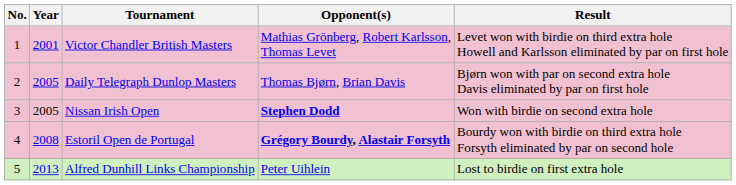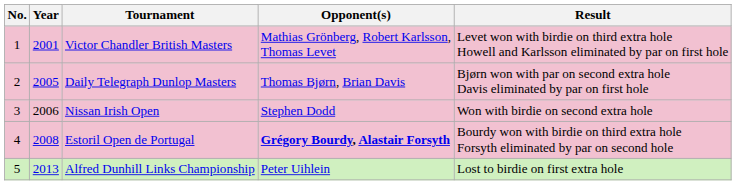(46, 111) 2005 -> (46, 111) 2006
(300, 111) bold -> (298, 111) normal
